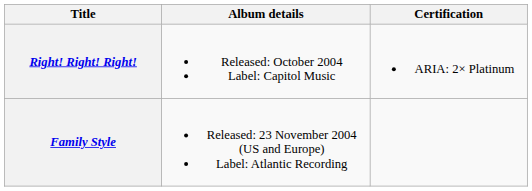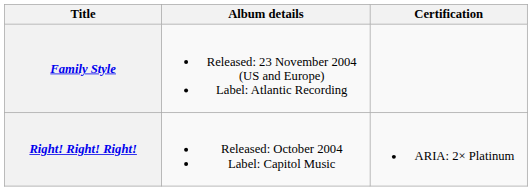rows swapped: (83, 61) <-> (83, 142)
